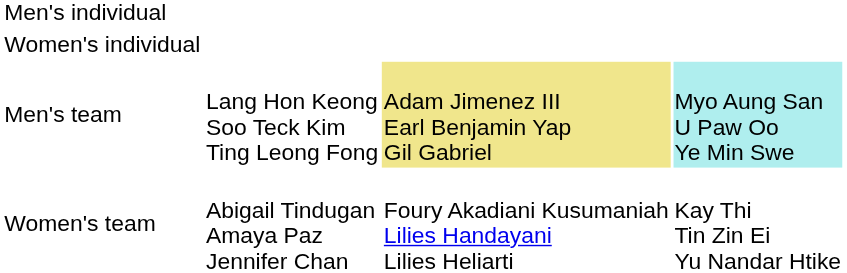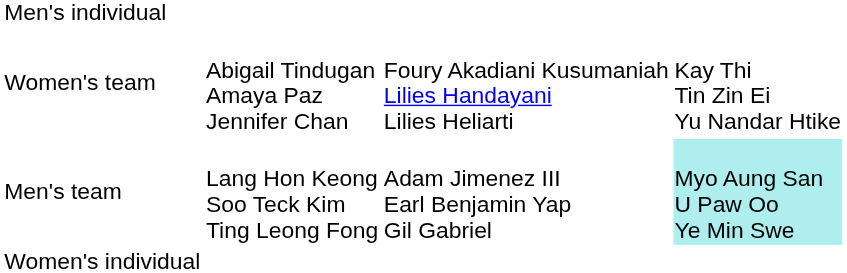rows swapped: (102, 44) <-> (80, 223)
(478, 127) khaki background -> (478, 204) no background
